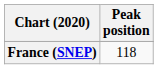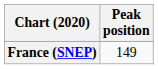(126, 52) 118 -> (126, 52) 149
